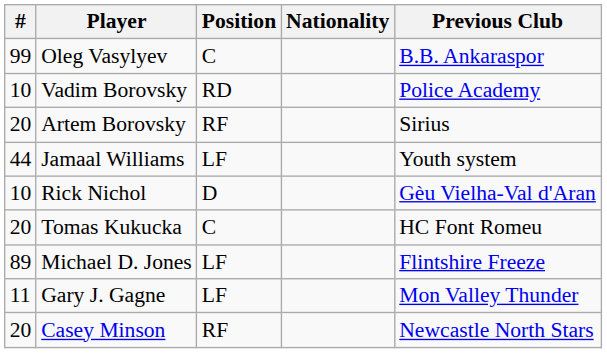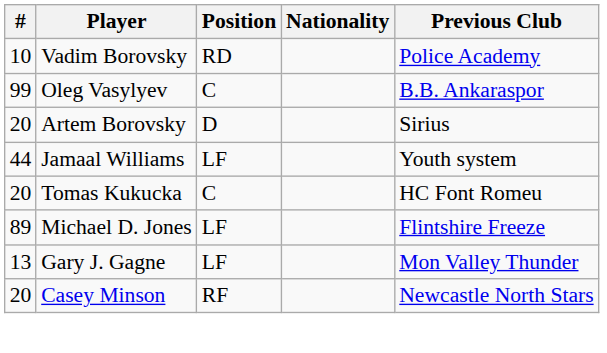rows swapped: (104, 55) <-> (114, 90)
(215, 124) RF -> (210, 124) D
- row: (94, 192)
(20, 295) 11 -> (20, 261) 13
